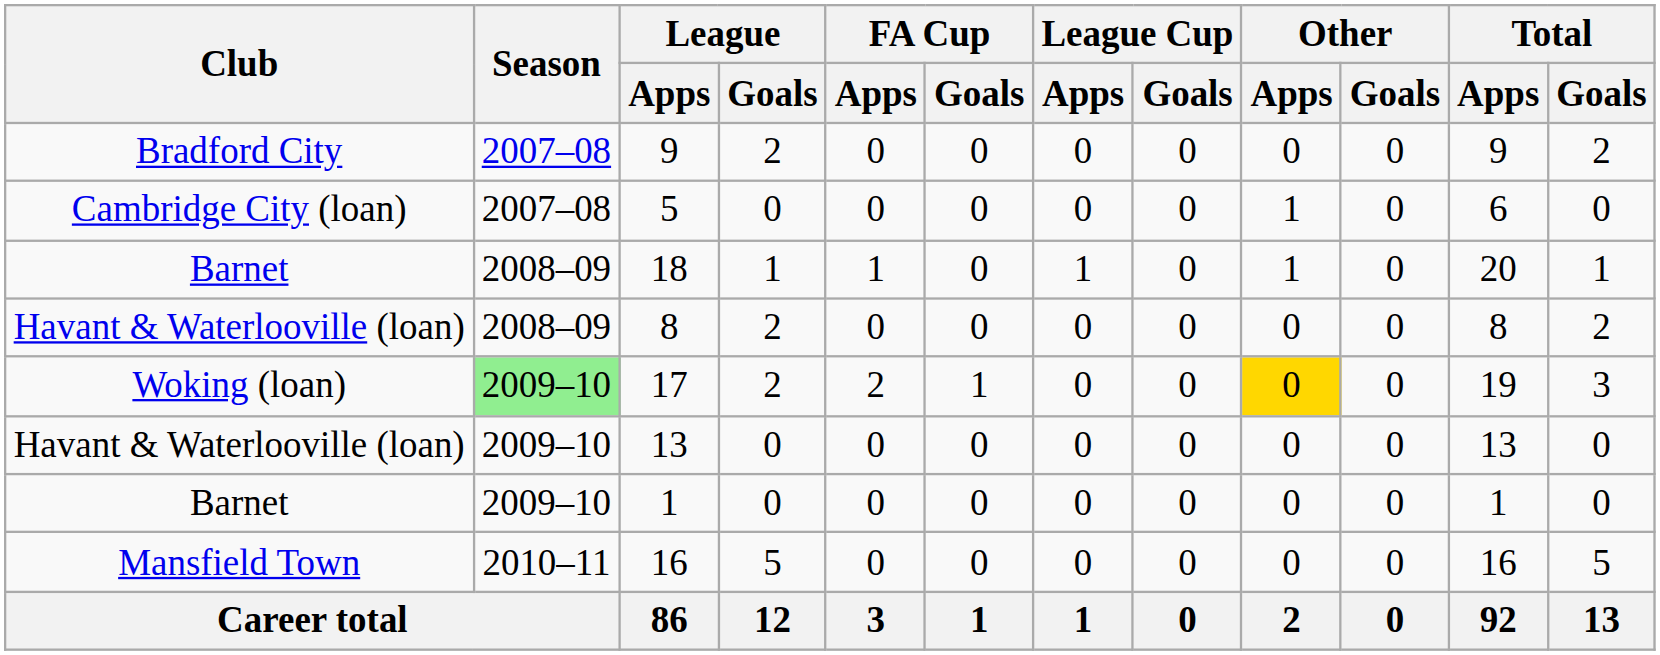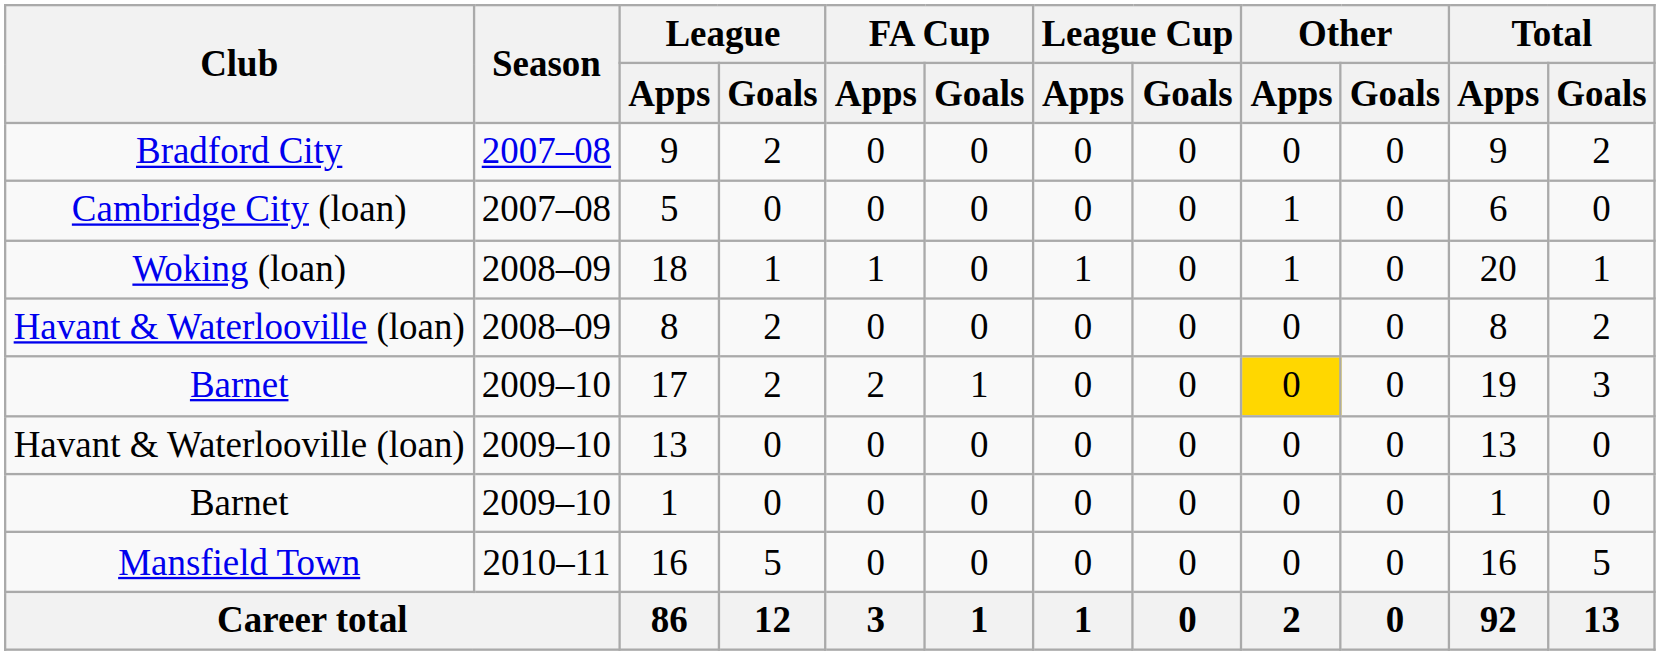(239, 268) Barnet -> (239, 268) Woking (loan)
(239, 385) Woking (loan) -> (239, 385) Barnet
(546, 385) lightgreen background -> (546, 385) no background
